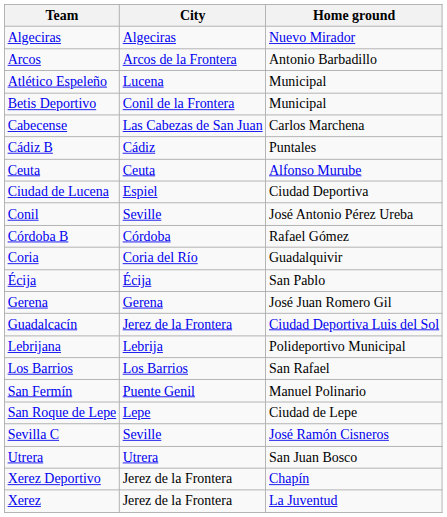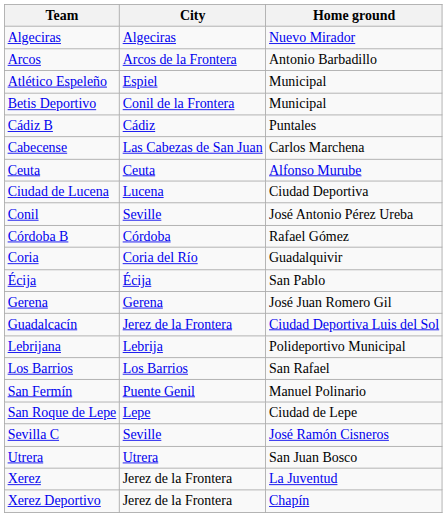(143, 81) Lucena -> (140, 81) Espiel
rows swapped: (37, 125) <-> (30, 147)
(140, 192) Espiel -> (143, 192) Lucena
rows swapped: (24, 501) <-> (54, 479)
